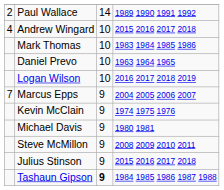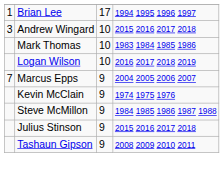+ row: (40, 12)
- row: (47, 12)
(10, 29) 4 -> (10, 29) 3
- row: (47, 62)
- row: (50, 128)
(155, 145) 2008 2009 2010 2011 -> (166, 112) 1984 1985 1986 1987 1988
(102, 177) bold -> (102, 144) normal
(166, 178) 1984 1985 1986 1987 1988 -> (155, 145) 2008 2009 2010 2011
